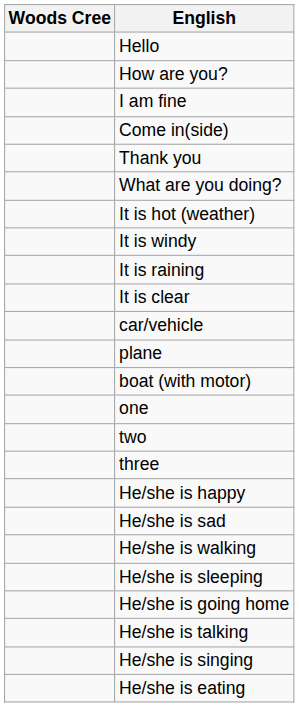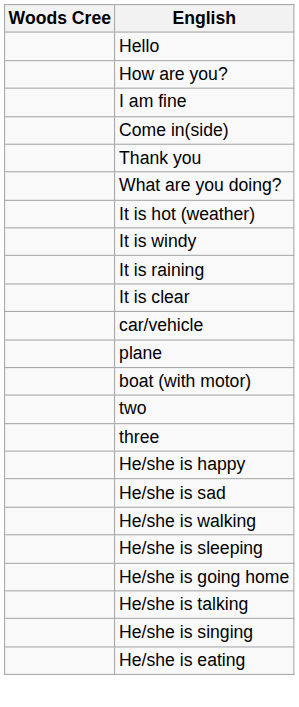- row: (134, 409)
